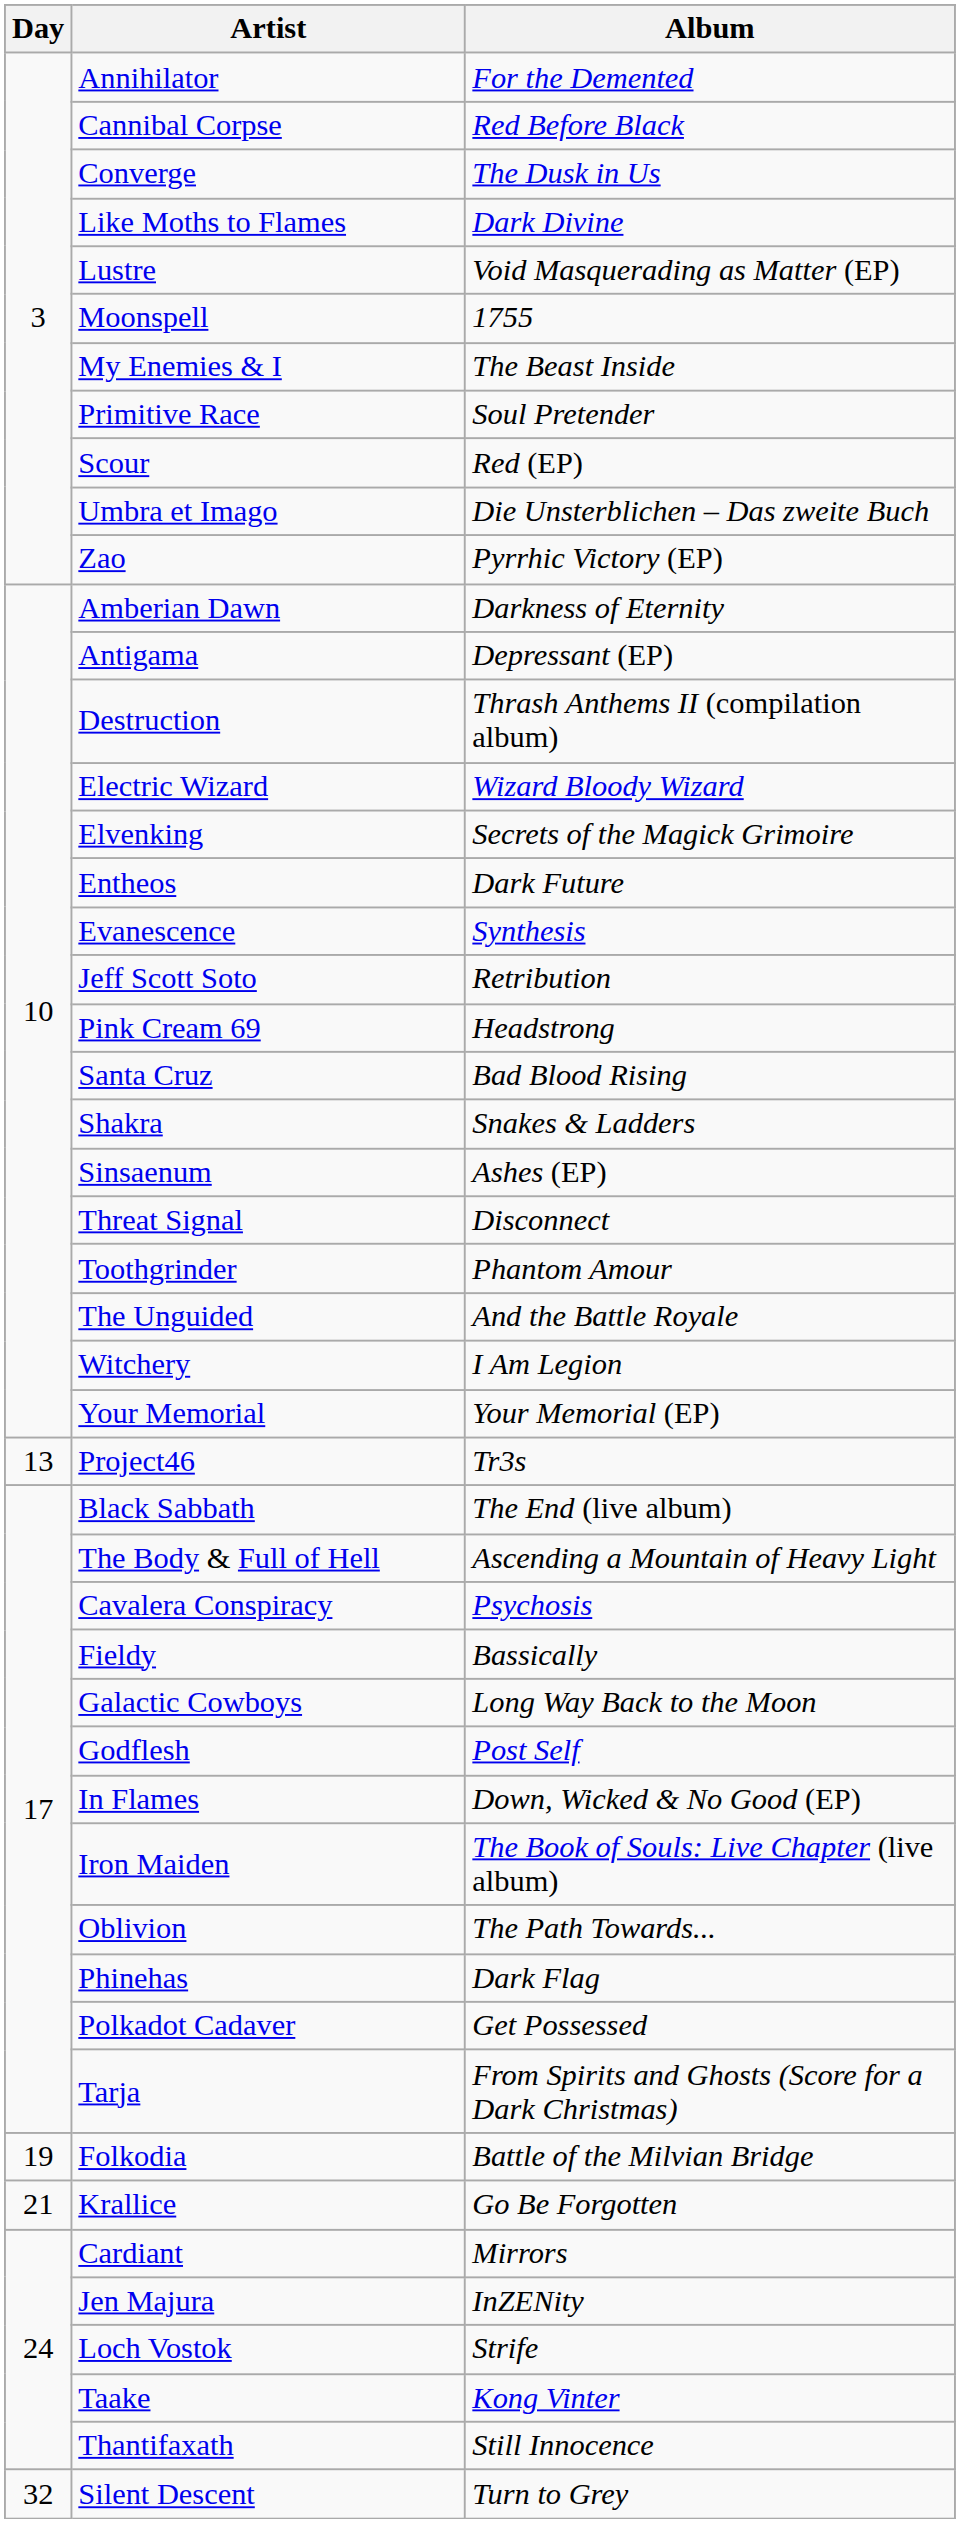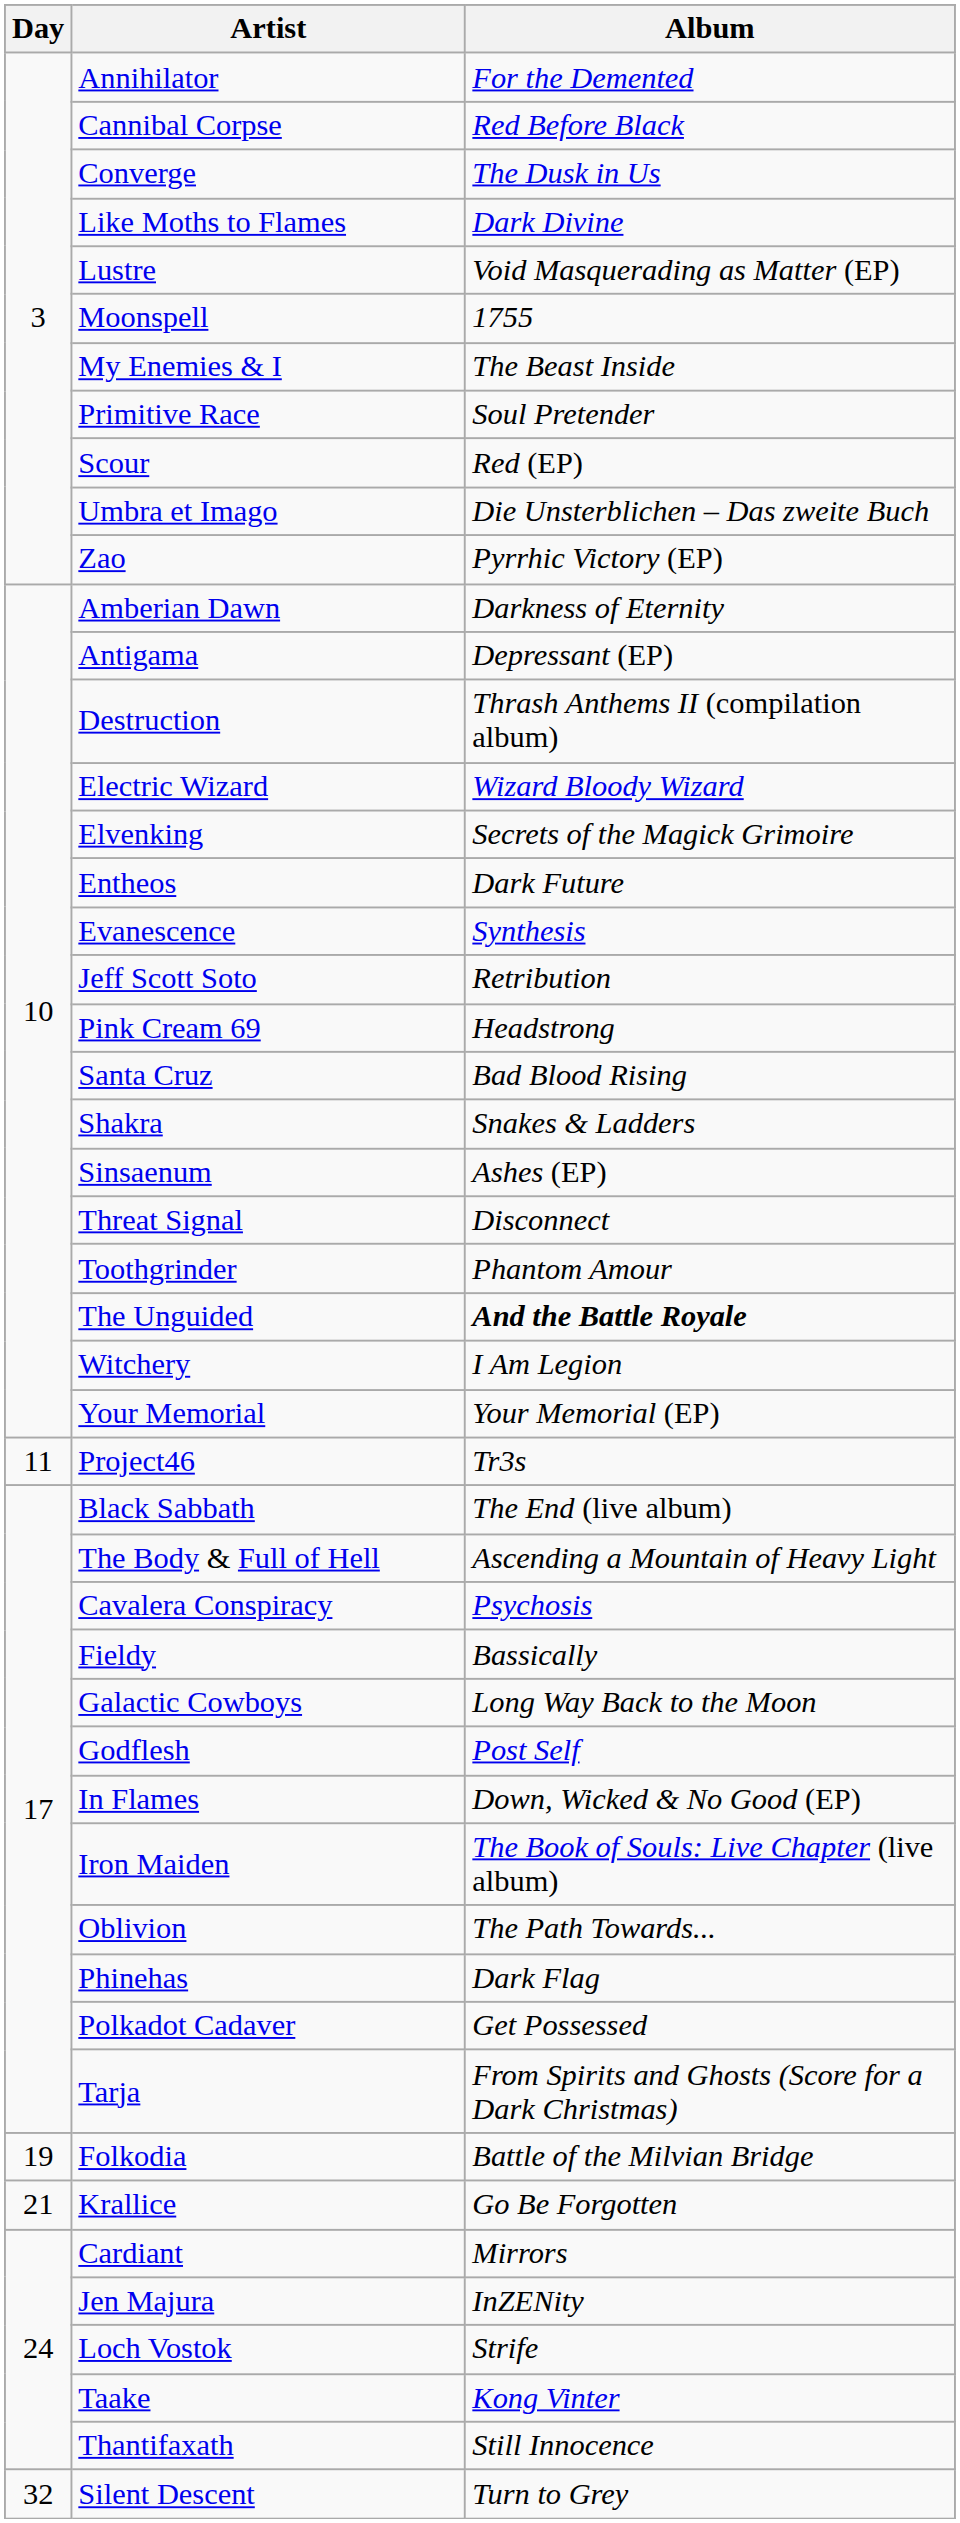(605, 1316) normal -> (610, 1316) bold
(38, 1460) 13 -> (38, 1460) 11
